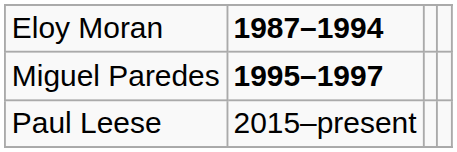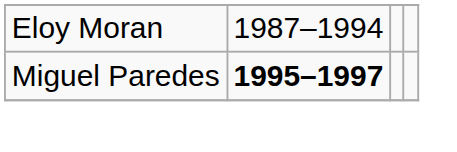(308, 28) bold -> (308, 28) normal
- row: (87, 123)
